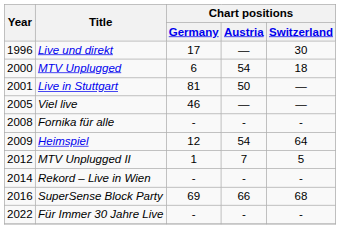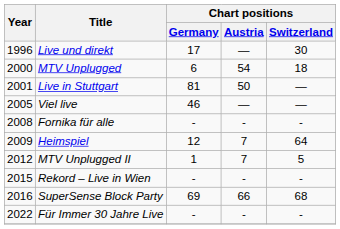(244, 141) 54 -> (244, 141) 7
(20, 178) 2014 -> (20, 178) 2015
